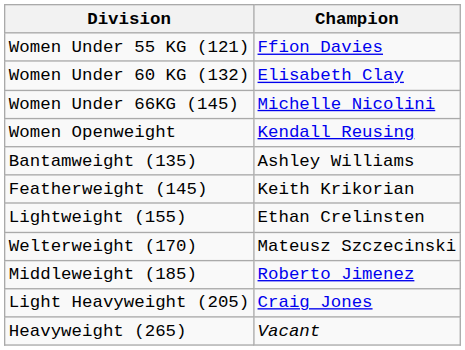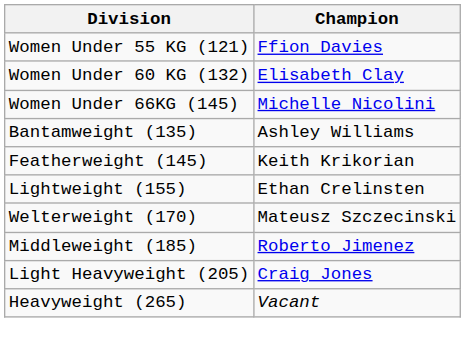- row: (92, 132)
